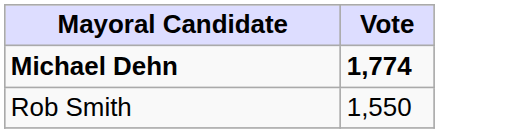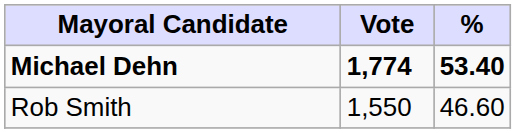+ column: (472, 25)
